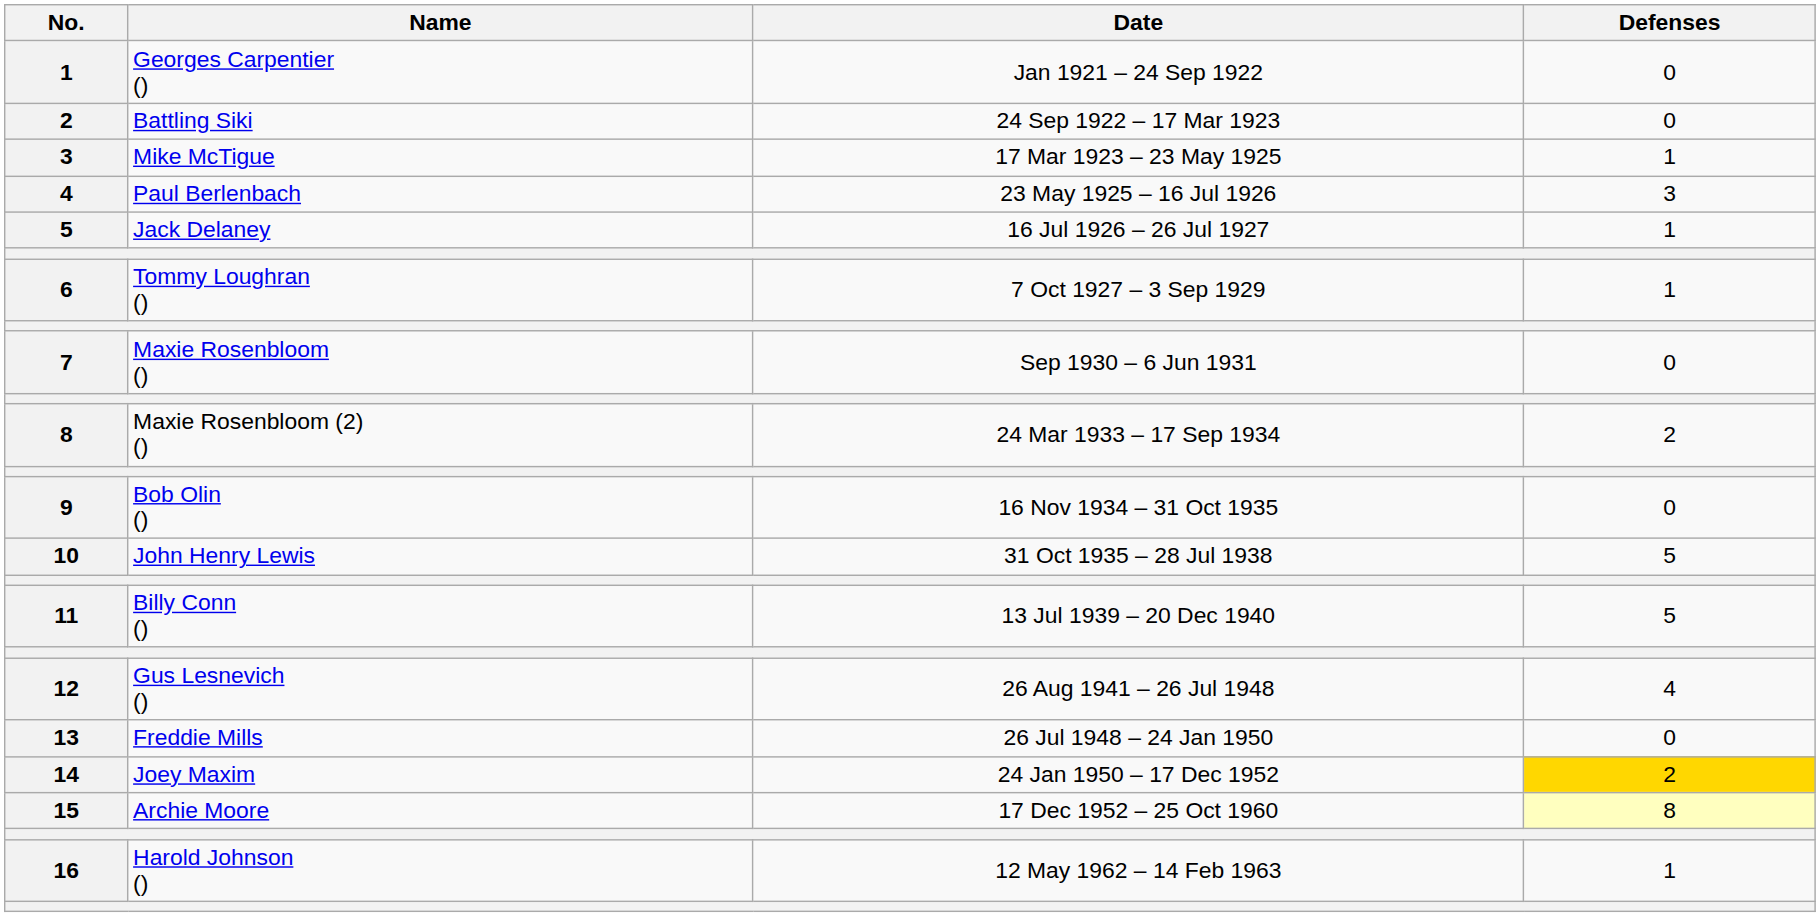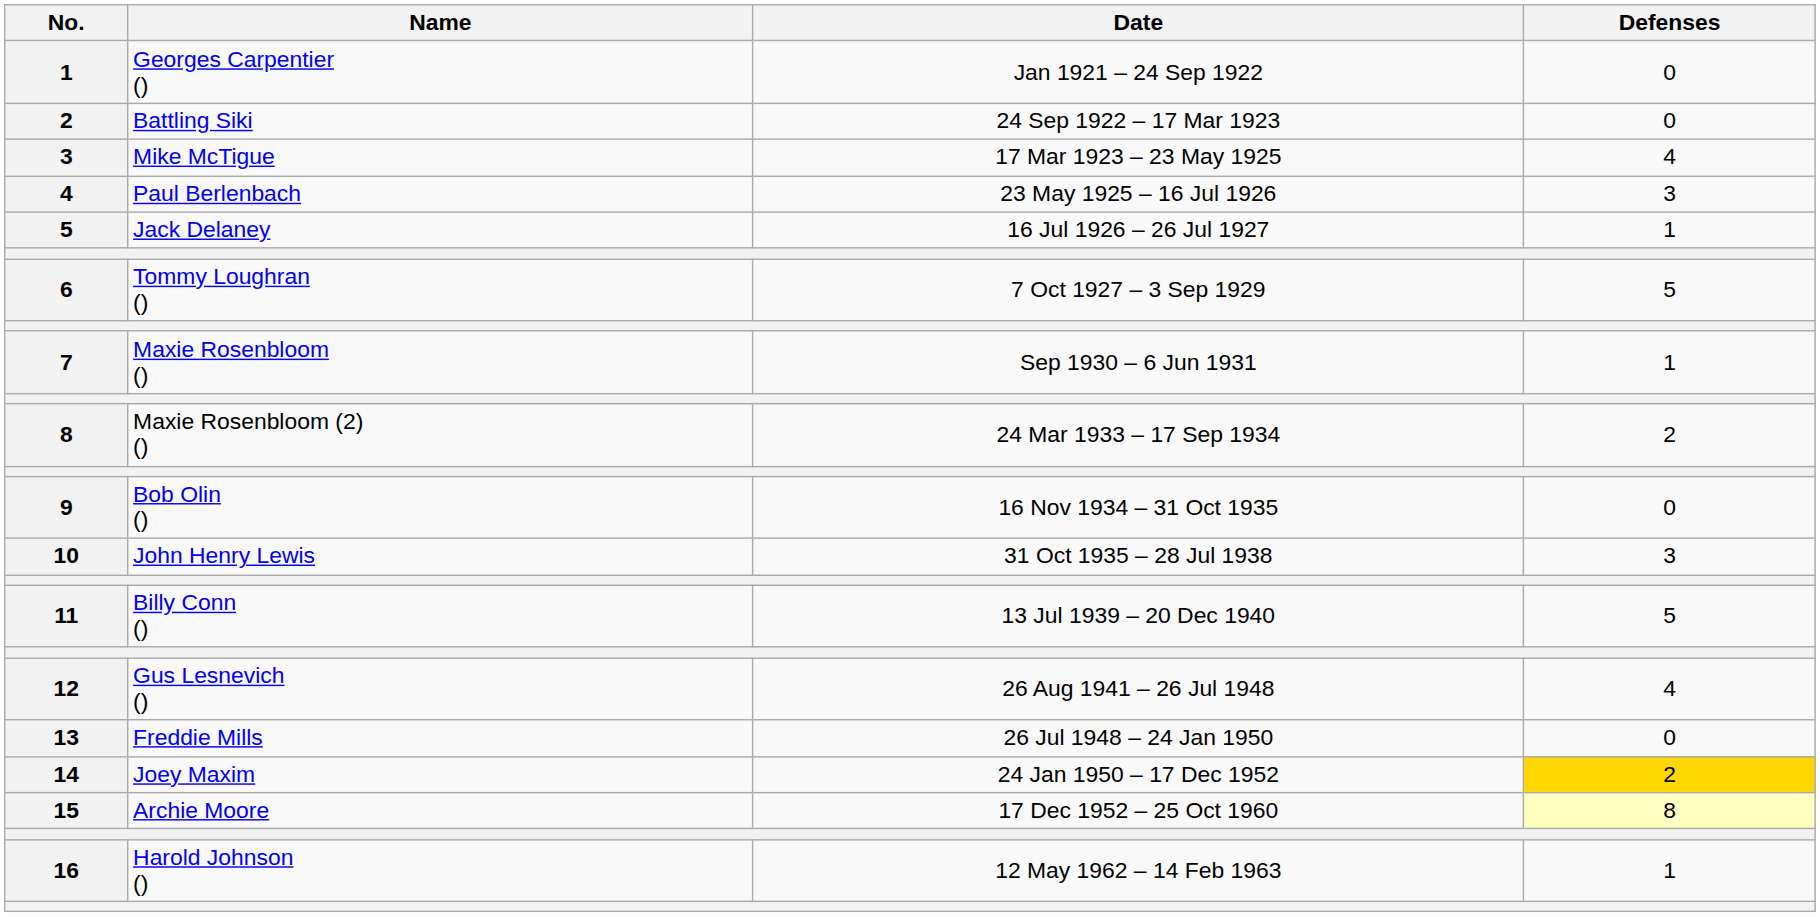(1670, 157) 1 -> (1670, 157) 4
(1670, 289) 1 -> (1670, 289) 5
(1670, 362) 0 -> (1670, 362) 1
(1670, 556) 5 -> (1670, 556) 3
